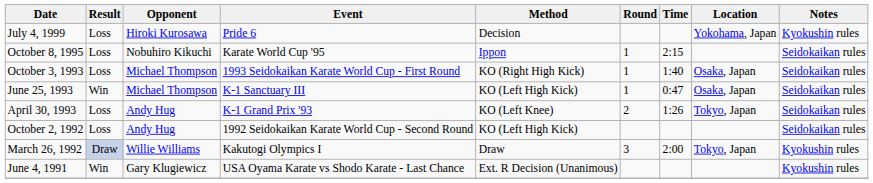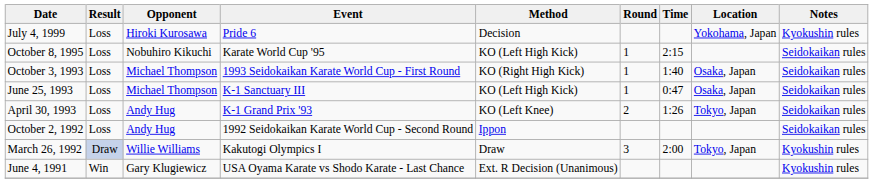(492, 52) Ippon -> (528, 52) KO (Left High Kick)
(99, 91) Win -> (100, 91) Loss
(528, 129) KO (Left High Kick) -> (492, 129) Ippon
